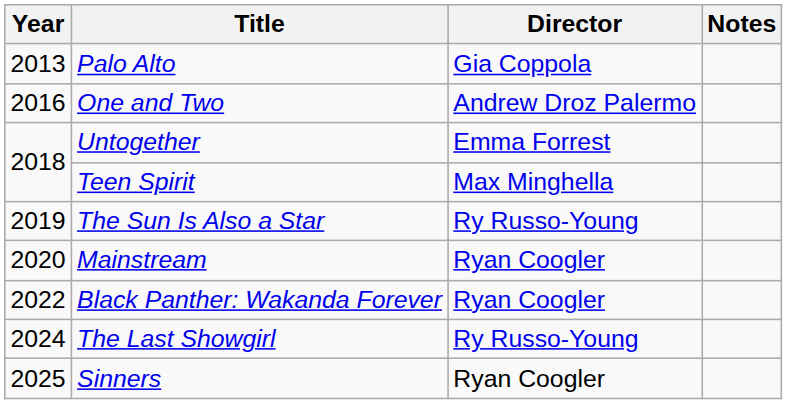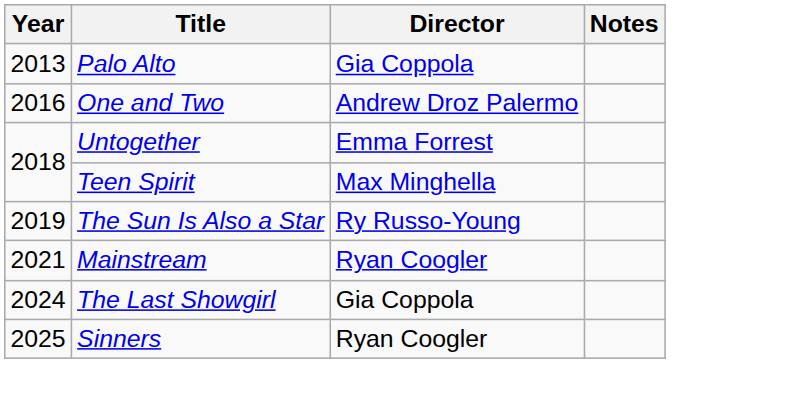(38, 260) 2020 -> (38, 260) 2021
- row: (260, 299)
(546, 338) Ry Russo-Young -> (405, 299) Gia Coppola
